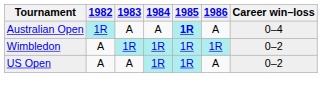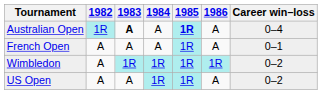(129, 30) normal -> (129, 30) bold
+ row: (38, 47)
